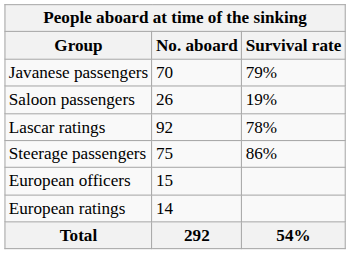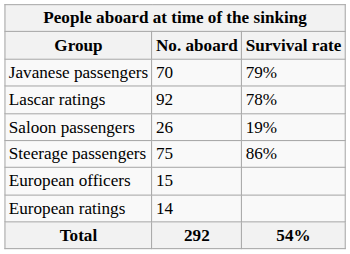rows swapped: (57, 126) <-> (72, 99)
